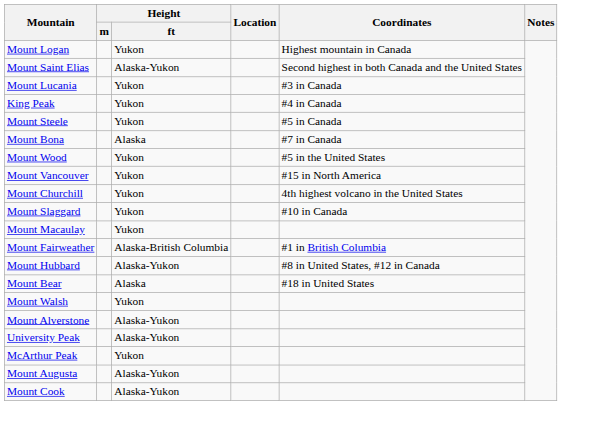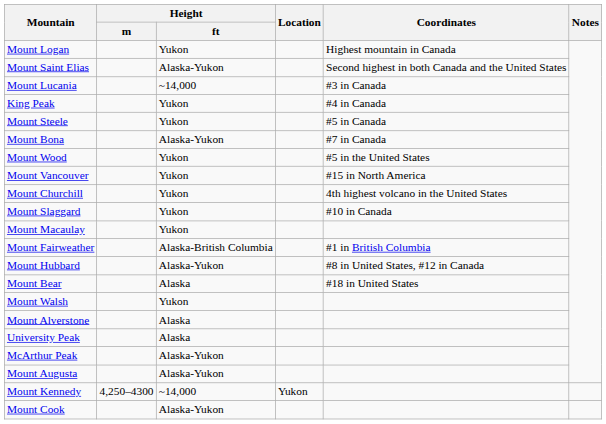(129, 85) Yukon -> (177, 85) ~14,000
(130, 139) Alaska -> (191, 139) Alaska-Yukon
(147, 319) Alaska-Yukon -> (175, 319) Alaska
(147, 337) Alaska-Yukon -> (175, 337) Alaska
(129, 355) Yukon -> (191, 355) Alaska-Yukon
+ row: (44, 391)
